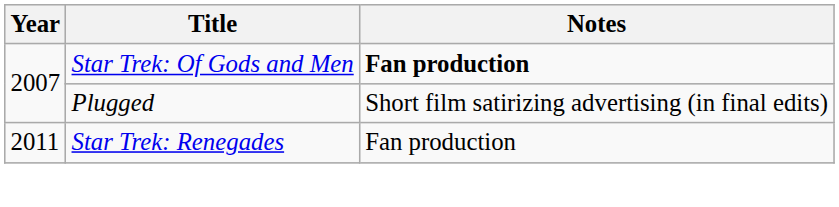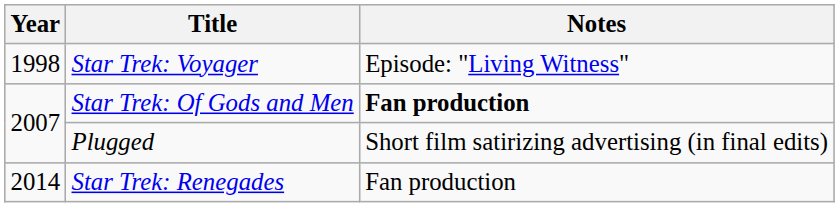+ row: (165, 63)
(35, 142) 2011 -> (35, 181) 2014
